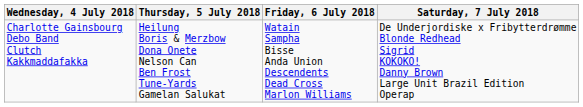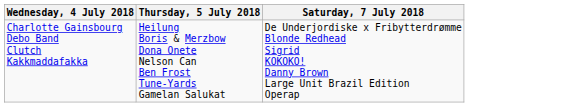- column: (320, 12)
